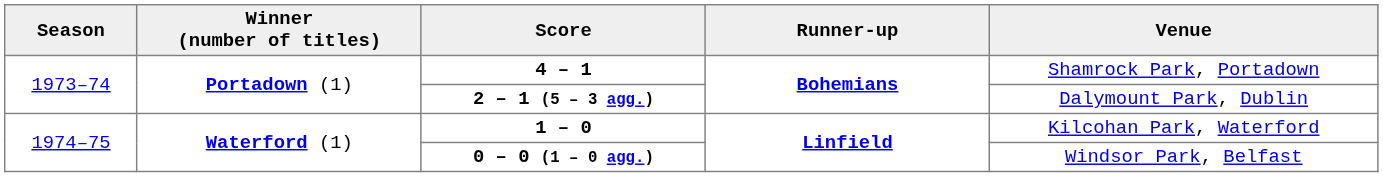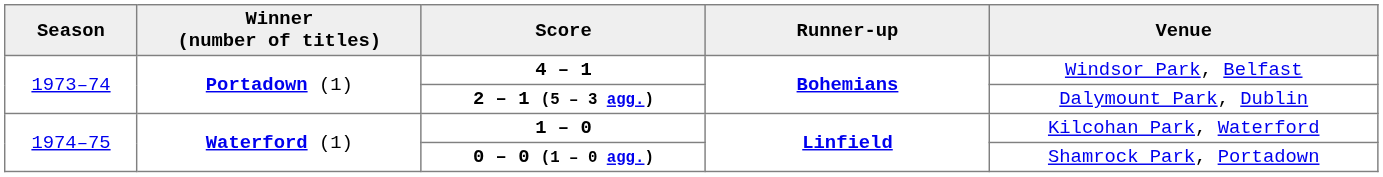(1184, 70) Shamrock Park, Portadown -> (1184, 70) Windsor Park, Belfast
(1184, 157) Windsor Park, Belfast -> (1184, 157) Shamrock Park, Portadown
